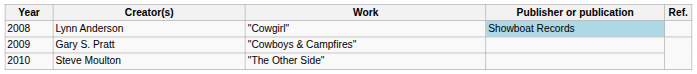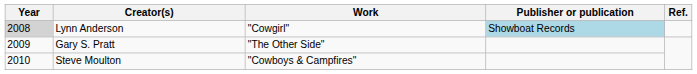(19, 28) no background -> (19, 28) lightgrey background
(302, 45) "Cowboys & Campfires" -> (286, 45) "The Other Side"
(286, 61) "The Other Side" -> (302, 61) "Cowboys & Campfires"
